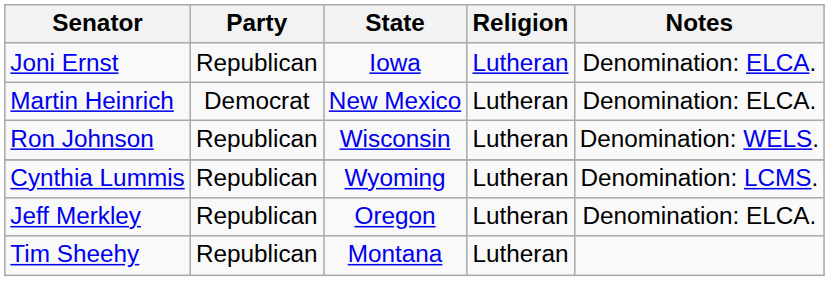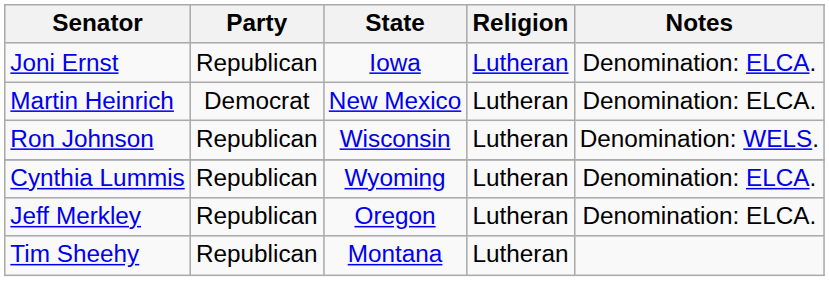(699, 178) Denomination: LCMS. -> (699, 178) Denomination: ELCA.
